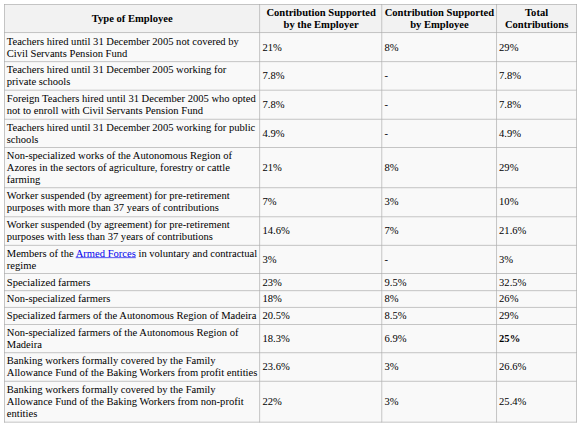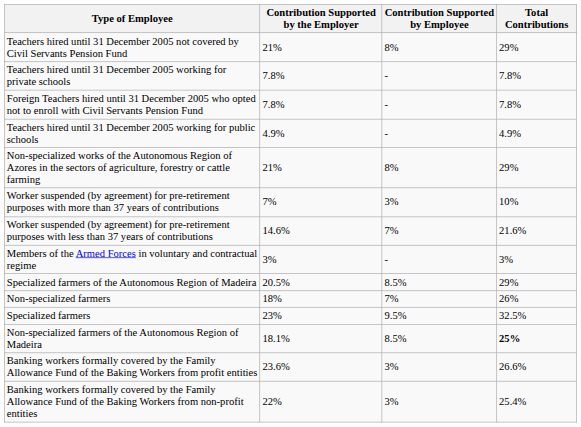rows swapped: (49, 282) <-> (132, 315)
(392, 299) 8% -> (392, 299) 7%
(276, 338) 18.3% -> (276, 338) 18.1%
(396, 338) 6.9% -> (396, 338) 8.5%
